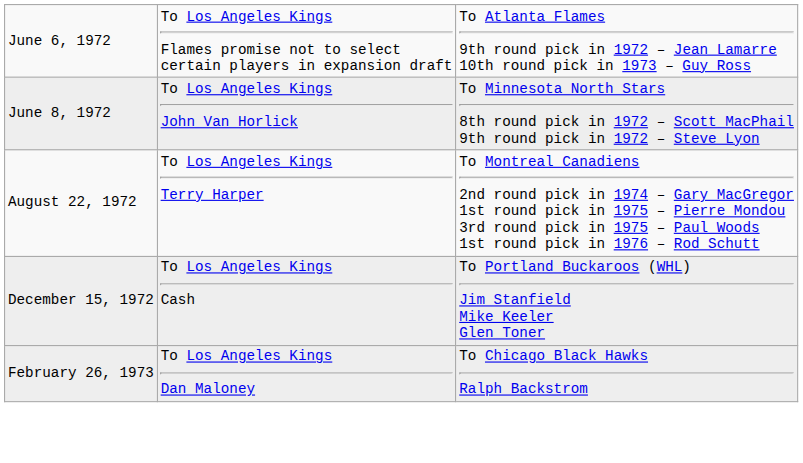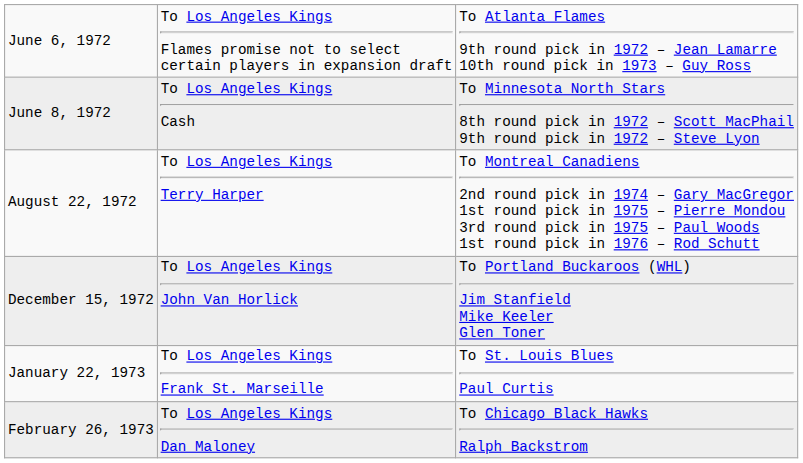(307, 106) To Los Angeles Kings John Van Horlick -> (307, 106) To Los Angeles Kings Cash
(307, 284) To Los Angeles Kings Cash -> (307, 284) To Los Angeles Kings John Van Horlick
+ row: (77, 373)
